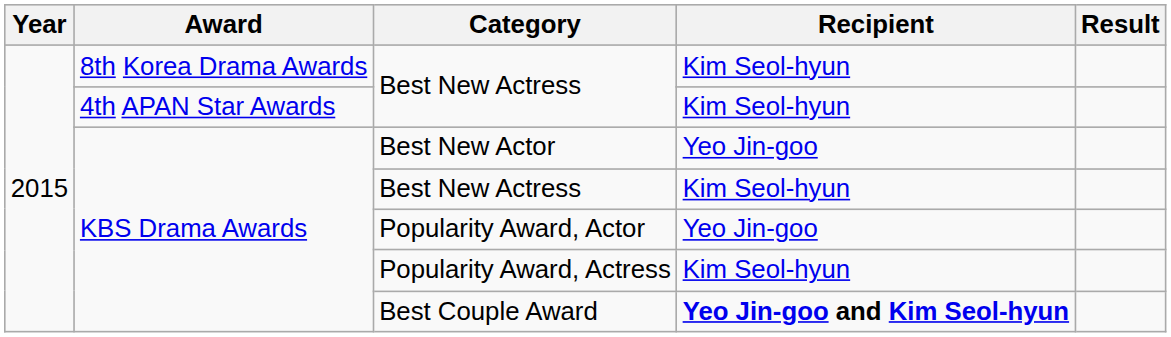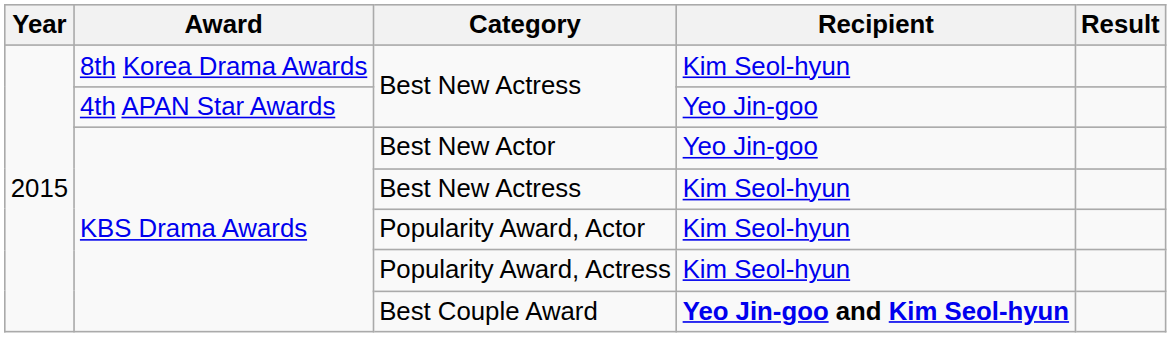(766, 106) Kim Seol-hyun -> (750, 106) Yeo Jin-goo
(750, 229) Yeo Jin-goo -> (766, 229) Kim Seol-hyun
